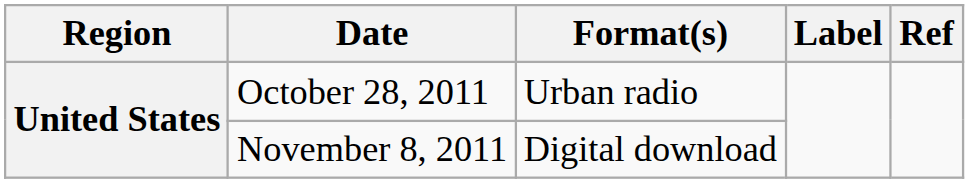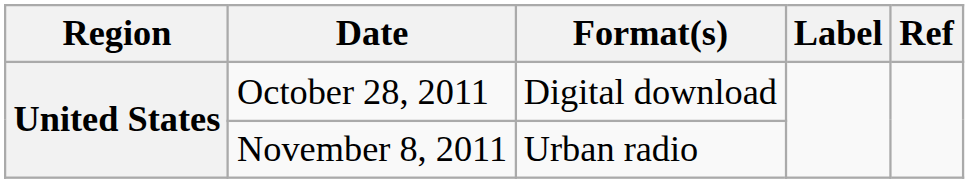(611, 90) Urban radio -> (650, 90) Digital download
(650, 148) Digital download -> (611, 148) Urban radio
